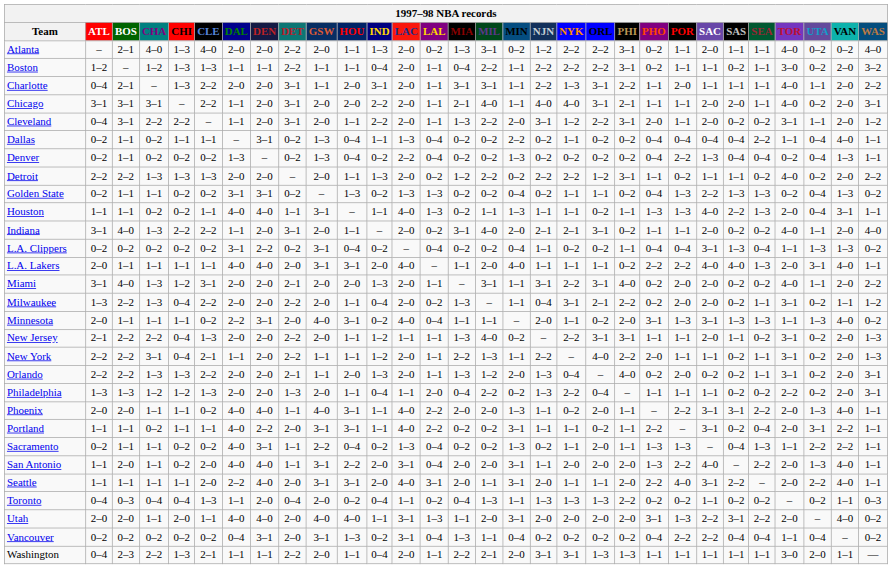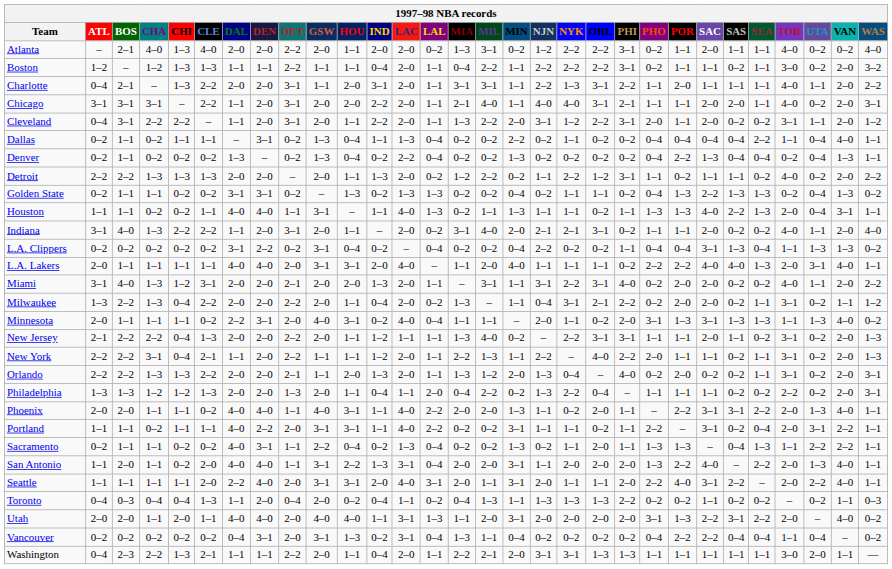(380, 50) 1–3 -> (380, 50) 2–0
(543, 176) 2–2 -> (543, 176) 1–1
(543, 248) 1–1 -> (543, 248) 2–2
(380, 465) 2–0 -> (380, 465) 1–3
